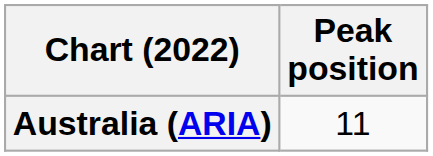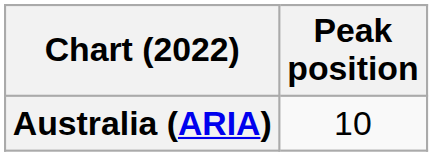(353, 122) 11 -> (353, 122) 10
